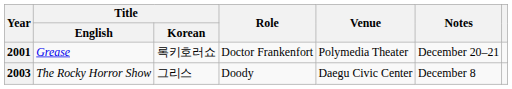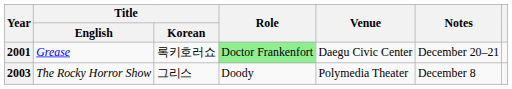(267, 52) no background -> (267, 52) lightgreen background
(363, 52) Polymedia Theater -> (366, 52) Daegu Civic Center
(366, 73) Daegu Civic Center -> (363, 73) Polymedia Theater
